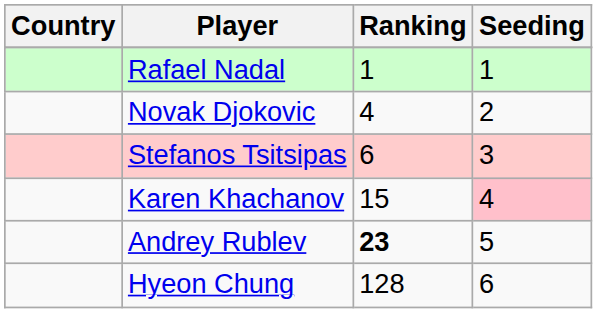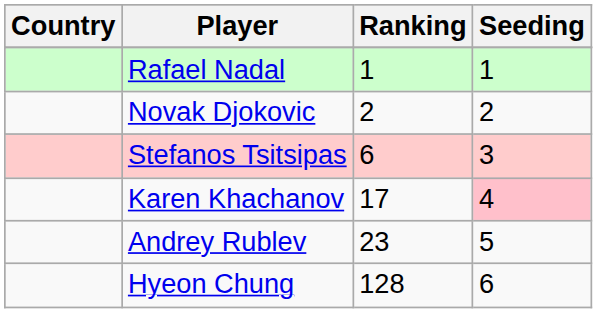(367, 112) 4 -> (367, 112) 2
(374, 198) 15 -> (374, 198) 17
(374, 241) bold -> (374, 241) normal
